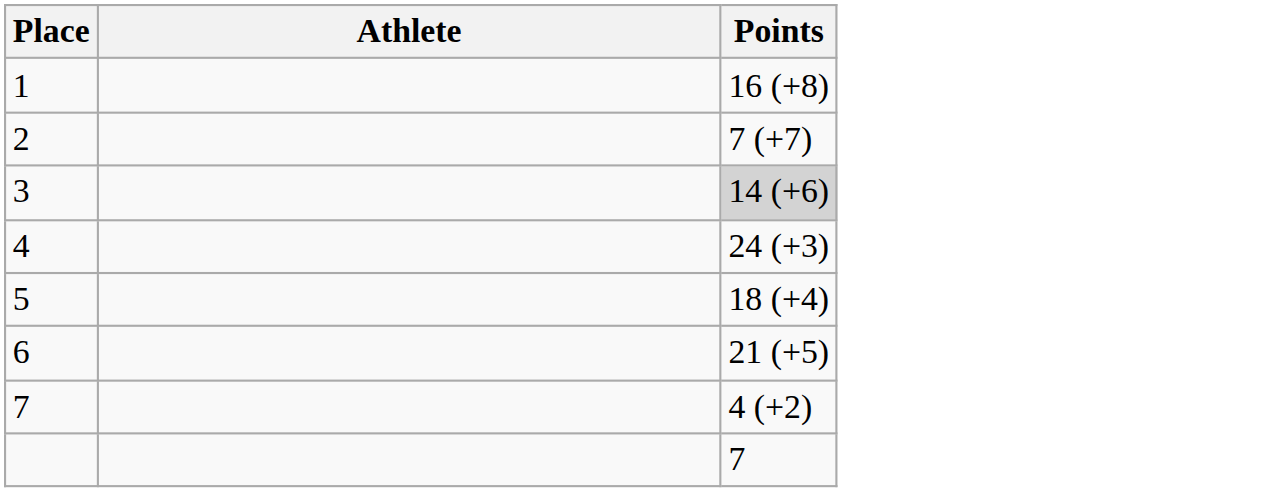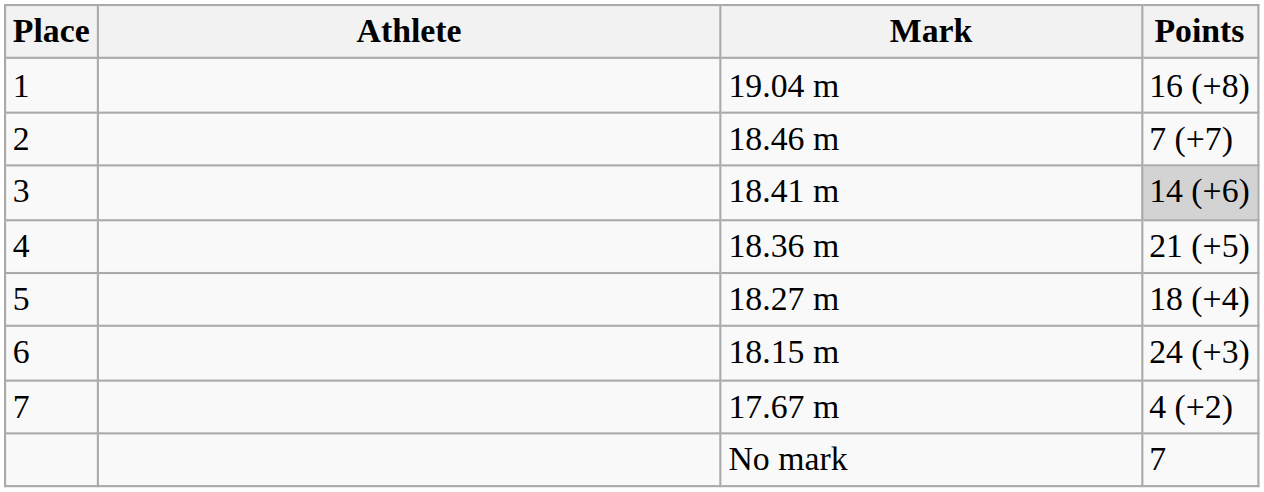+ column: (931, 31)
(779, 245) 24 (+3) -> (1199, 245) 21 (+5)
(779, 352) 21 (+5) -> (1199, 352) 24 (+3)
